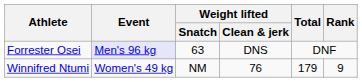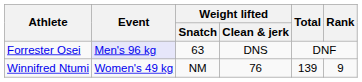(308, 68) 179 -> (308, 68) 139
